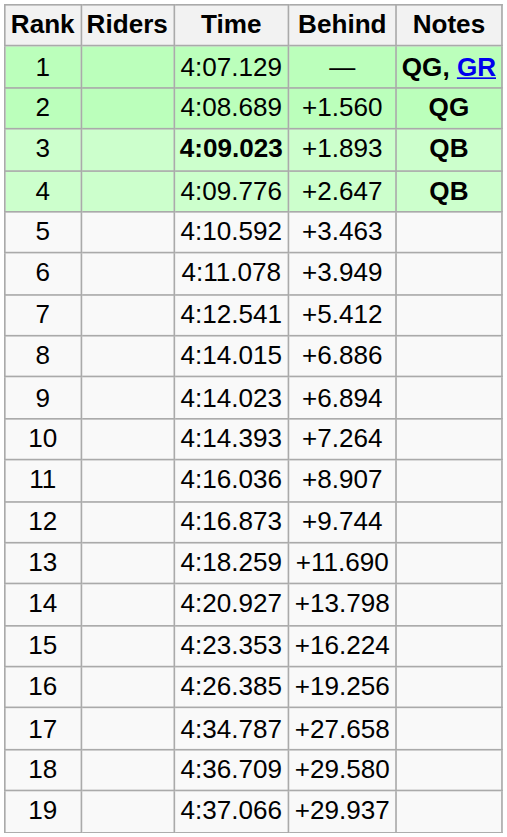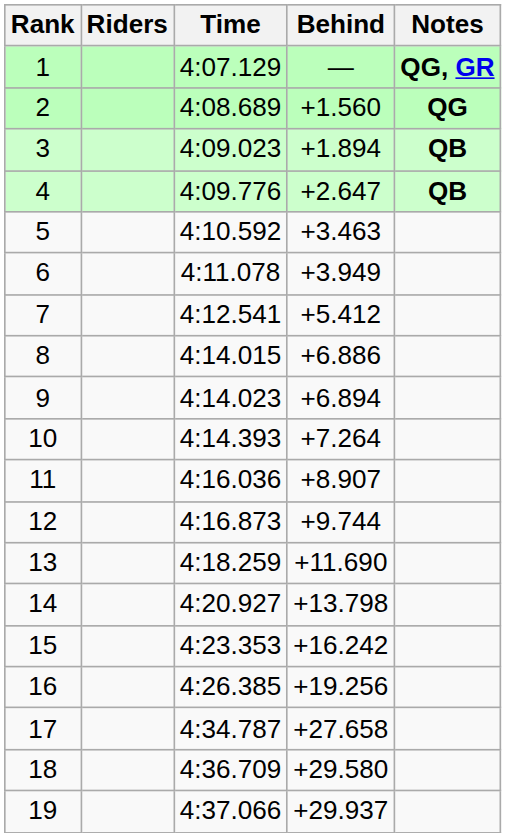(231, 149) bold -> (231, 149) normal
(342, 149) +1.893 -> (341, 149) +1.894
(342, 645) +16.224 -> (341, 645) +16.242
